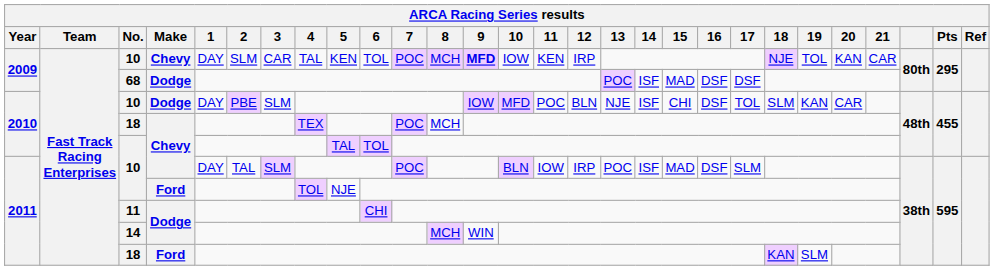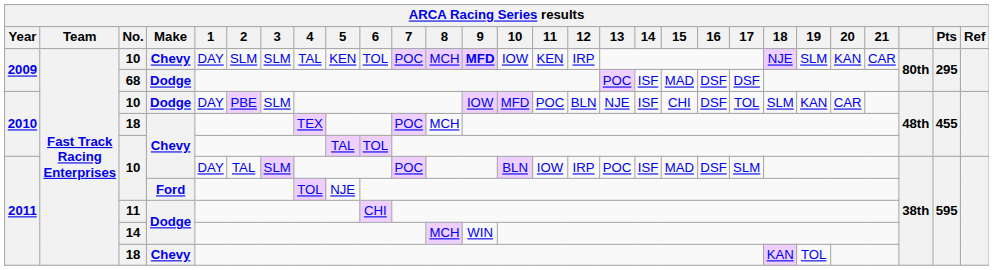(278, 59) CAR -> (277, 59) SLM
(814, 59) TOL -> (814, 59) SLM
(171, 255) Ford -> (171, 255) Chevy
(814, 255) SLM -> (814, 255) TOL
